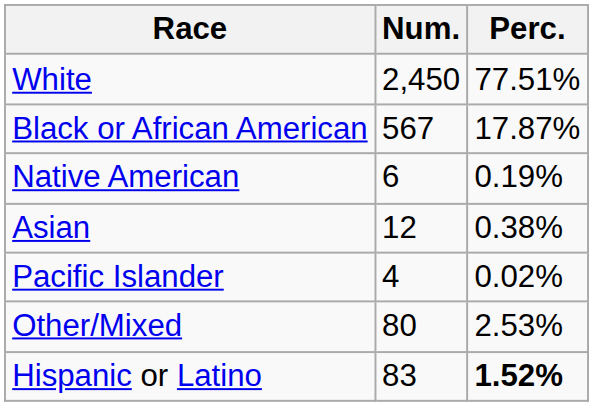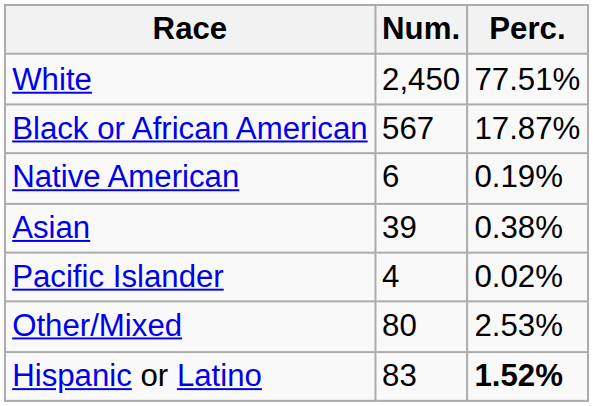(399, 227) 12 -> (399, 227) 39
